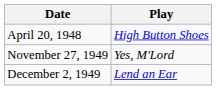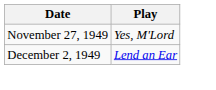- row: (44, 34)
